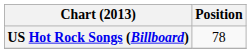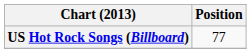(219, 37) 78 -> (219, 37) 77
